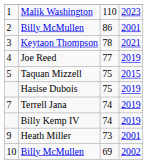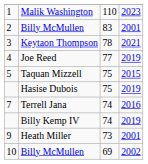(107, 27) 86 -> (107, 27) 83
(131, 105) 2019 -> (131, 105) 2016
